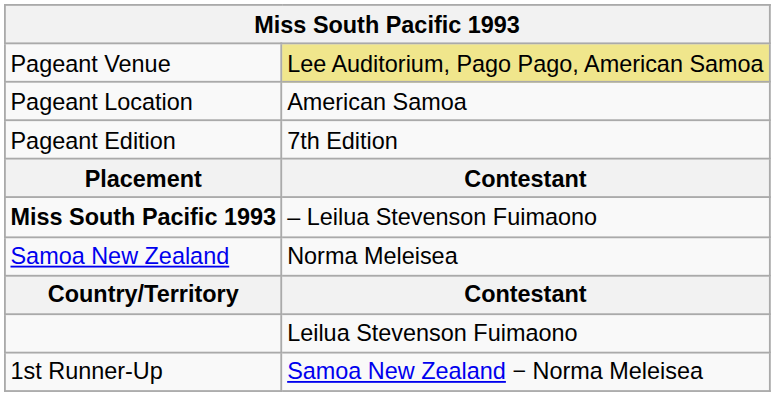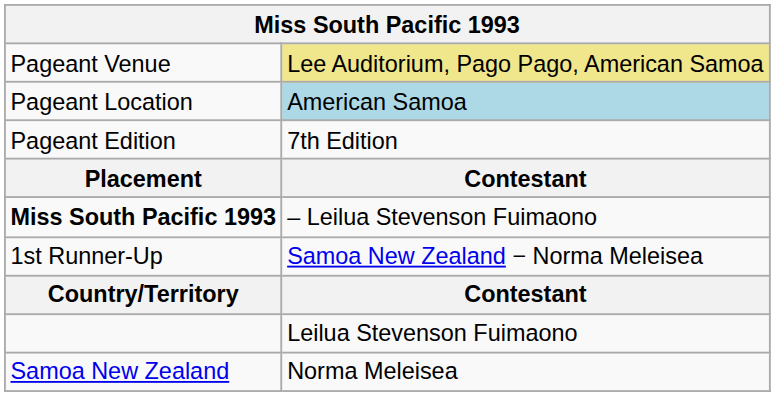(377, 101) no background -> (377, 101) lightblue background
rows swapped: (87, 371) <-> (120, 256)
